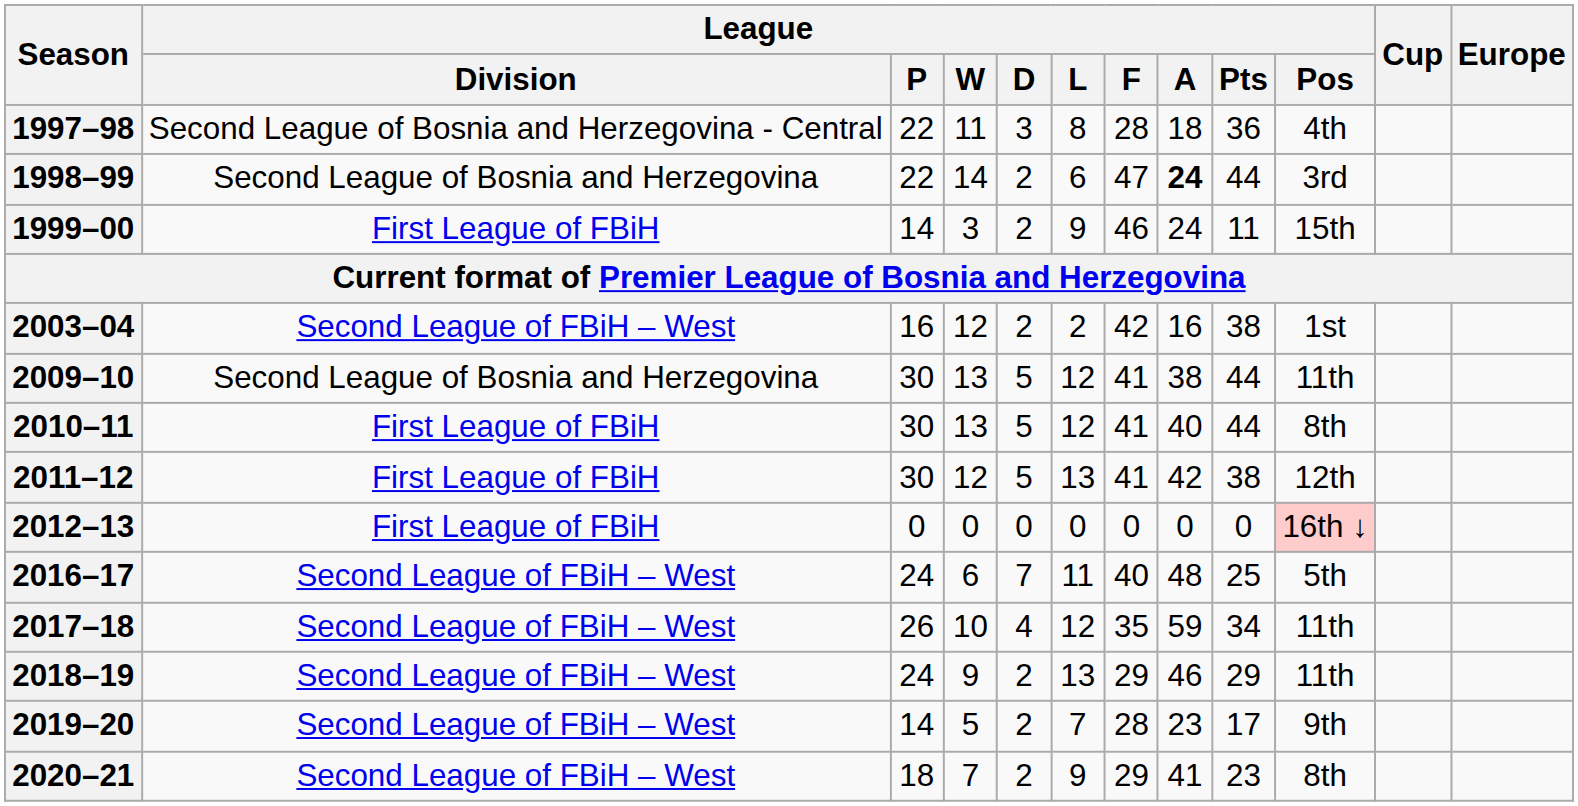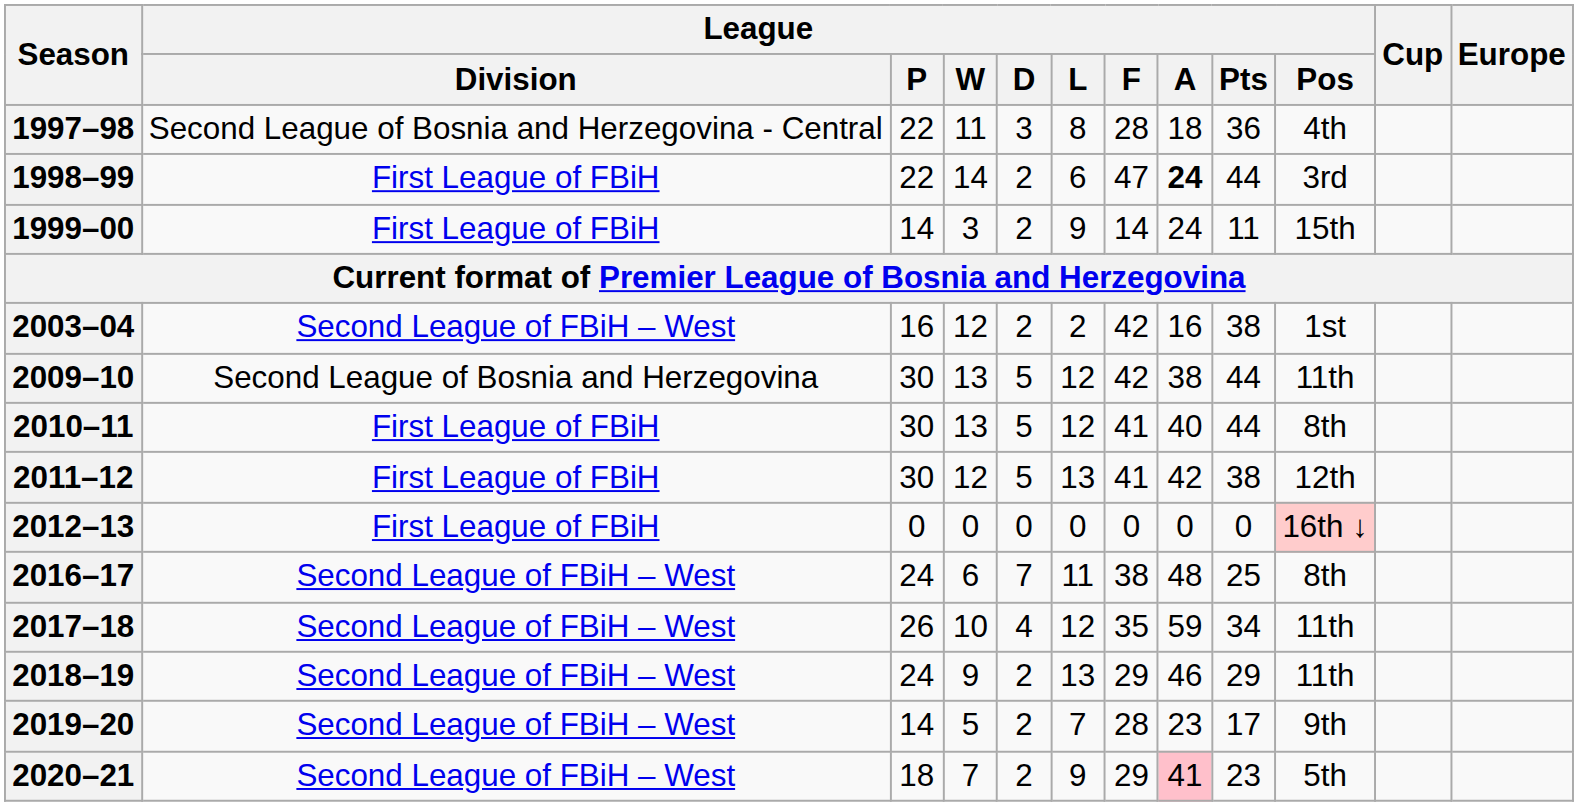(516, 178) Second League of Bosnia and Herzegovina -> (516, 178) First League of FBiH
(1131, 228) 46 -> (1131, 228) 14
(1131, 377) 41 -> (1131, 377) 42
(1131, 576) 40 -> (1131, 576) 38
(1325, 576) 5th -> (1325, 576) 8th
(1185, 775) no background -> (1185, 775) pink background
(1325, 775) 8th -> (1325, 775) 5th
